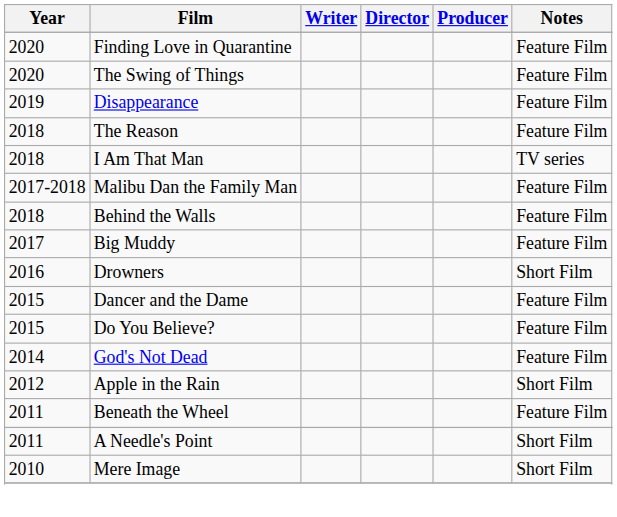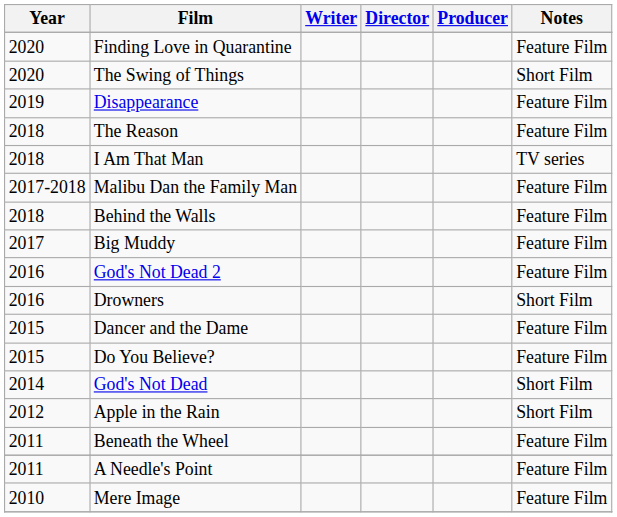(562, 74) Feature Film -> (554, 74) Short Film
+ row: (157, 272)
(562, 356) Feature Film -> (554, 384) Short Film
(554, 441) Short Film -> (562, 469) Feature Film
(554, 469) Short Film -> (562, 497) Feature Film
